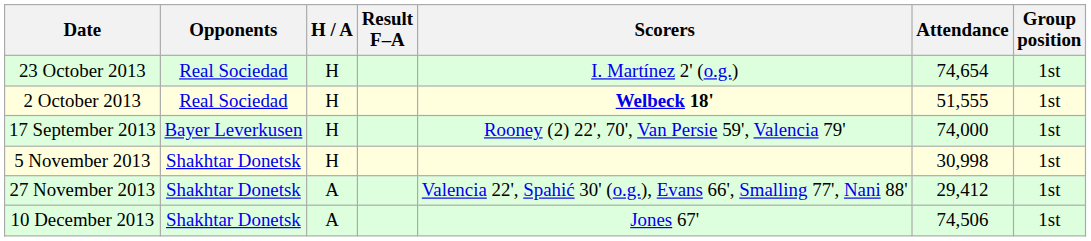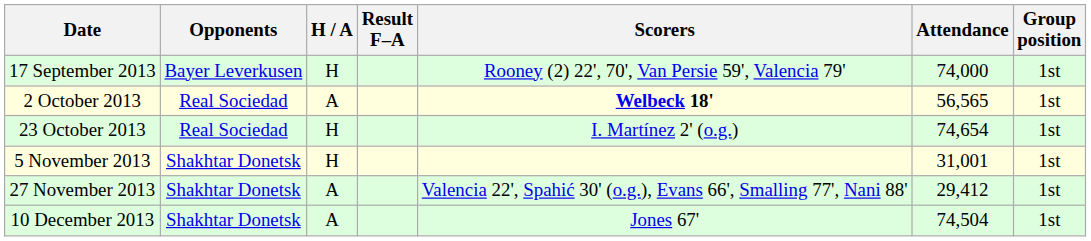rows swapped: (82, 130) <-> (82, 70)
(332, 100) H -> (332, 100) A
(963, 100) 51,555 -> (963, 100) 56,565
(963, 160) 30,998 -> (963, 160) 31,001
(963, 220) 74,506 -> (963, 220) 74,504
